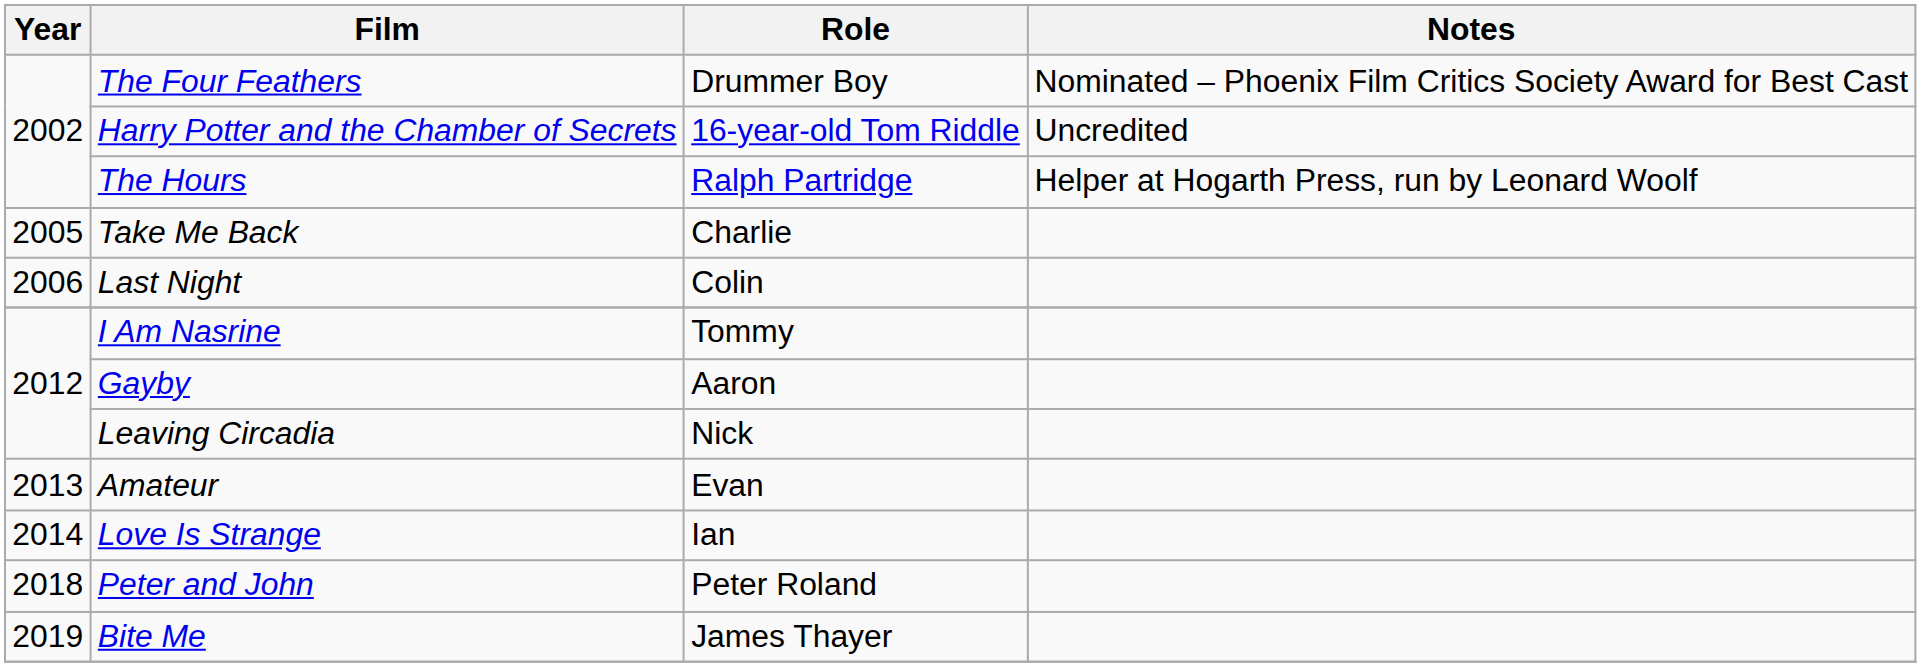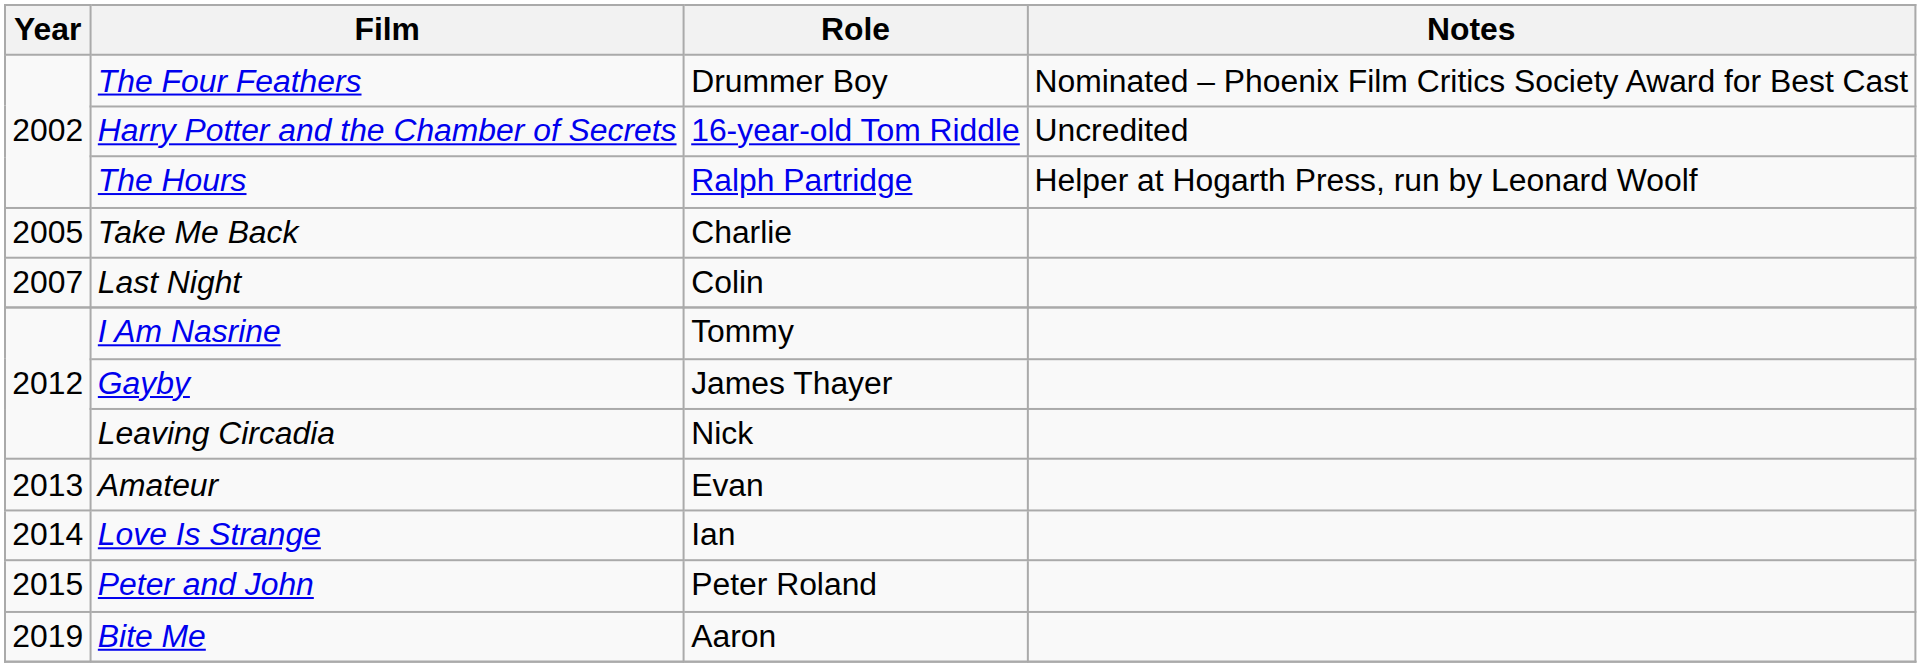(48, 282) 2006 -> (48, 282) 2007
(734, 383) Aaron -> (792, 383) James Thayer
(48, 585) 2018 -> (48, 585) 2015
(792, 635) James Thayer -> (734, 635) Aaron
